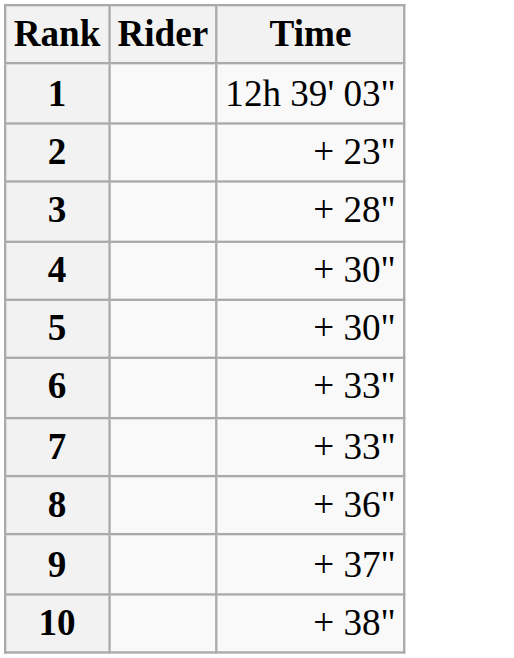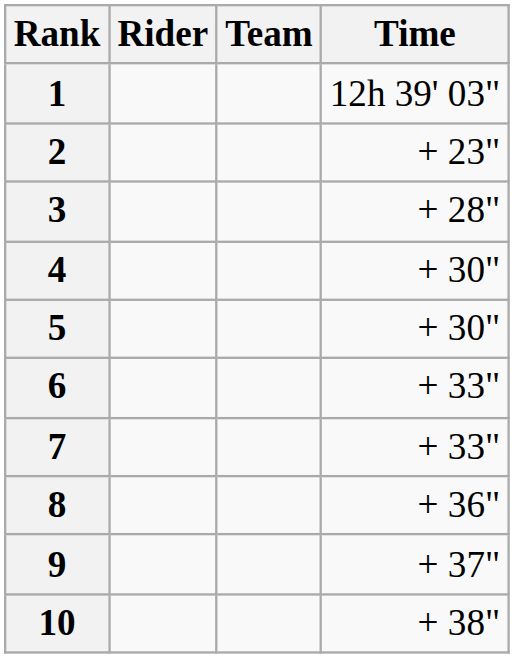+ column: (269, 33)
